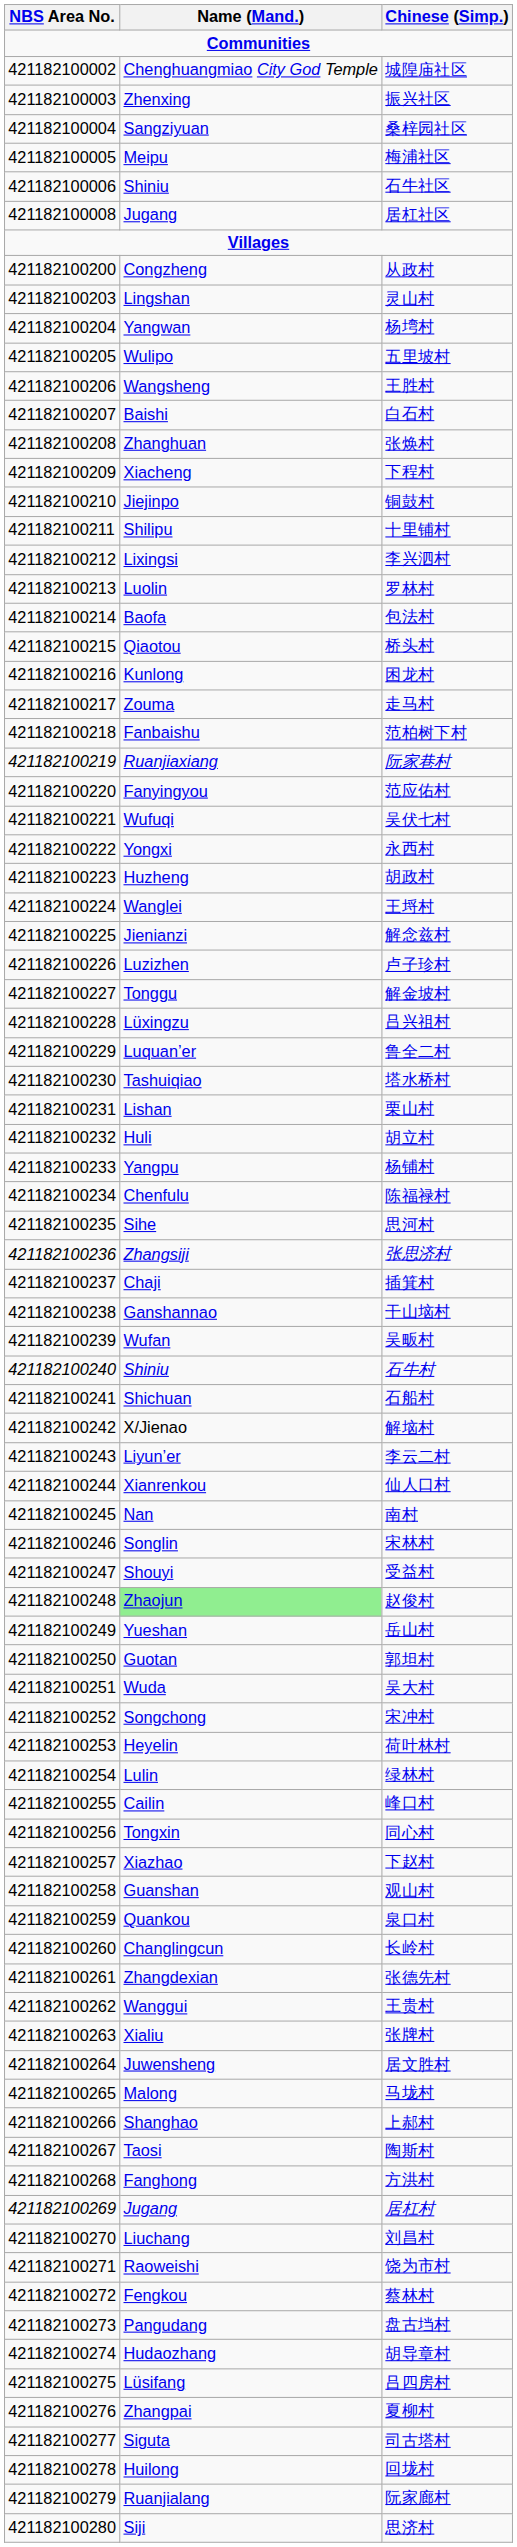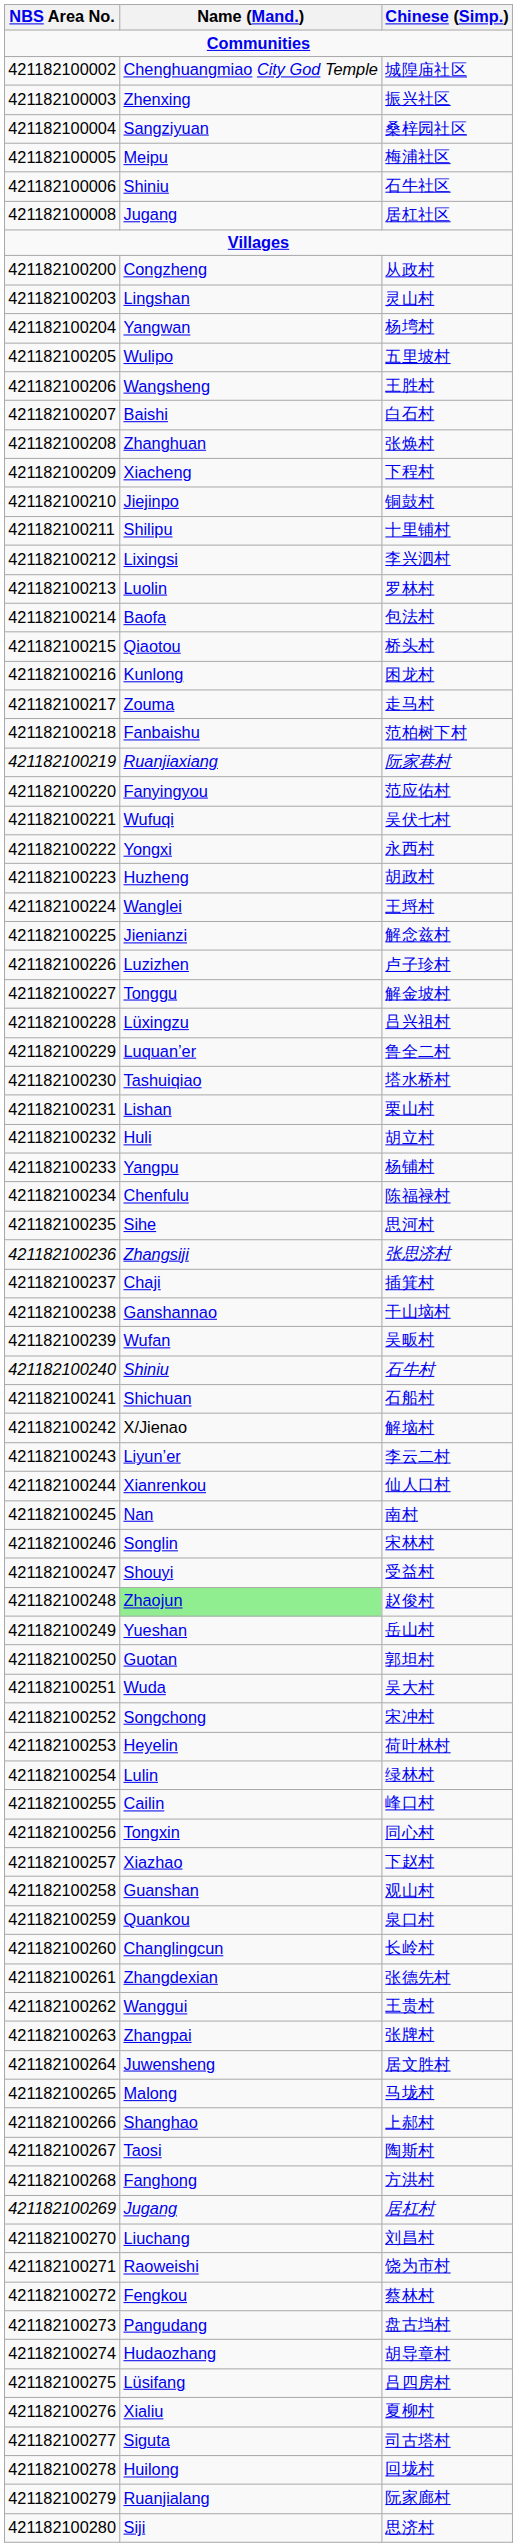(143, 2035) Xialiu -> (158, 2035) Zhangpai
(158, 2412) Zhangpai -> (143, 2412) Xialiu
